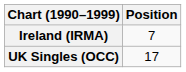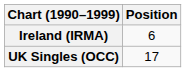(152, 35) 7 -> (152, 35) 6
